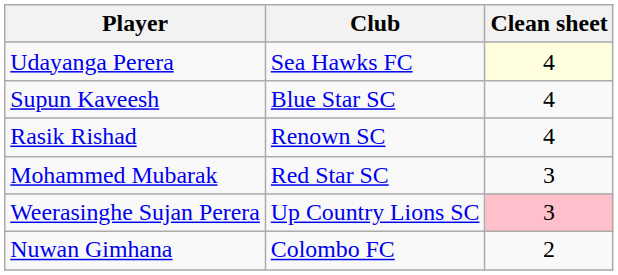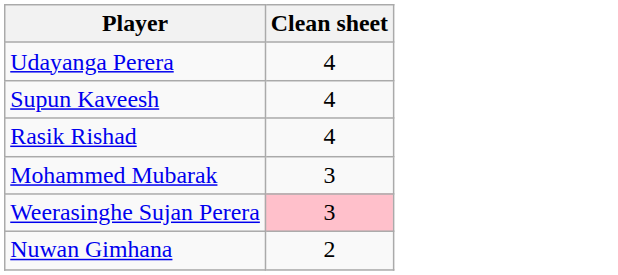- column: (375, 23)
(549, 61) lightyellow background -> (329, 61) no background
